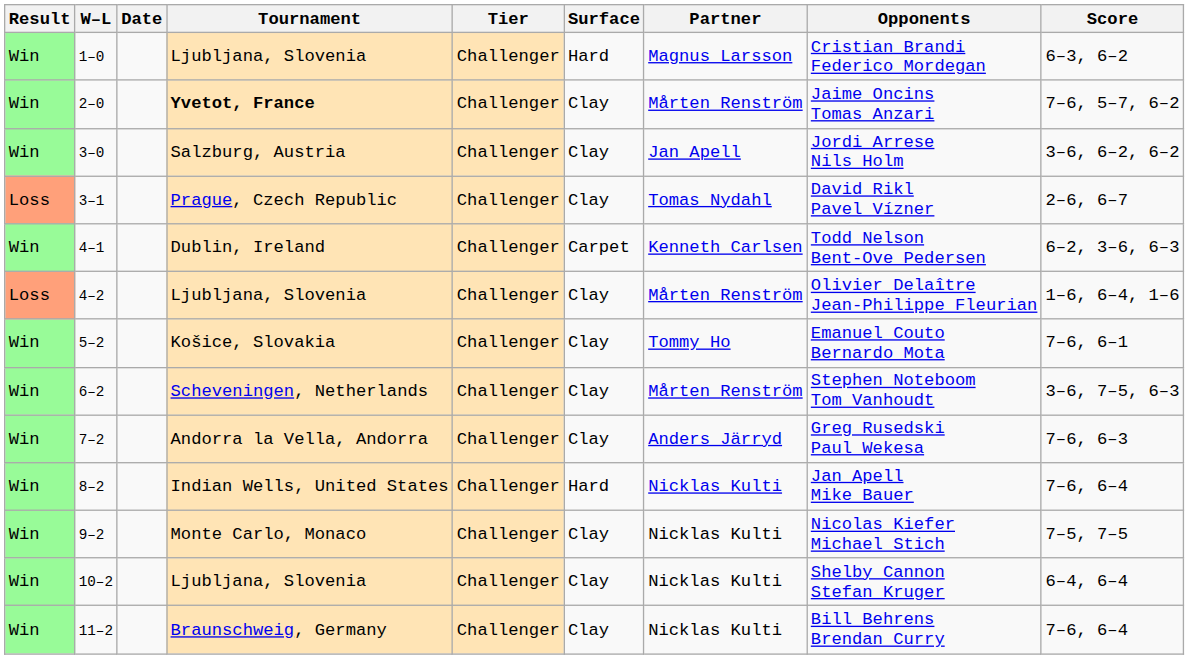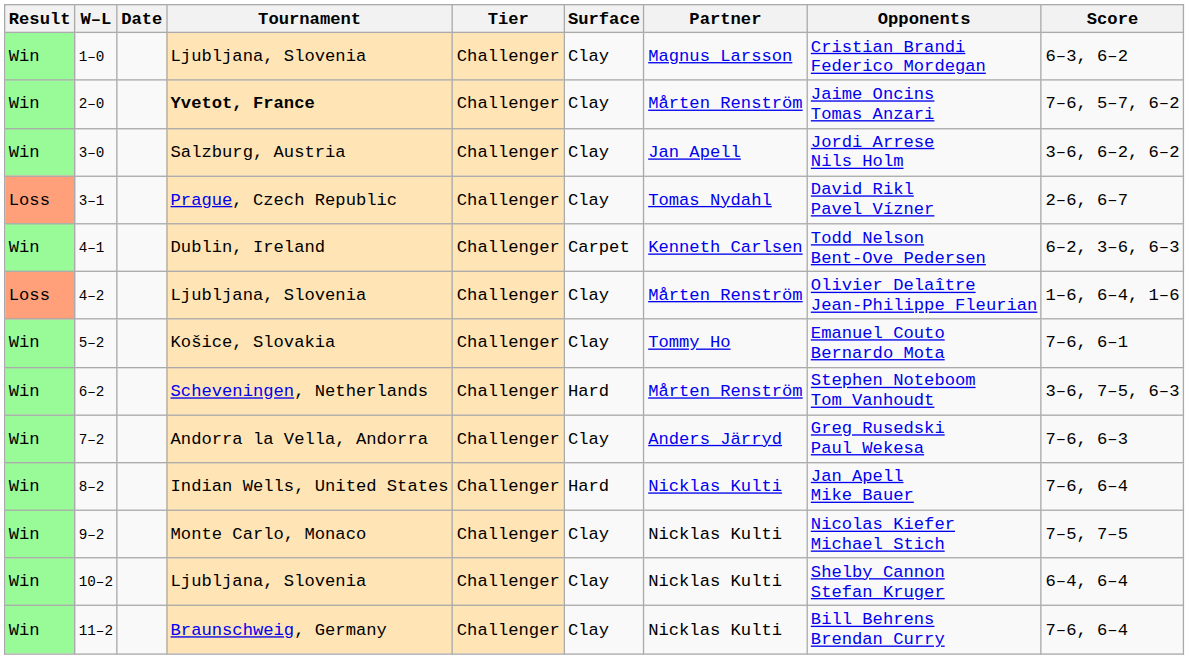(589, 57) Hard -> (589, 57) Clay
(589, 391) Clay -> (589, 391) Hard
